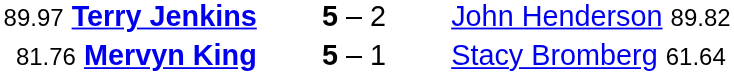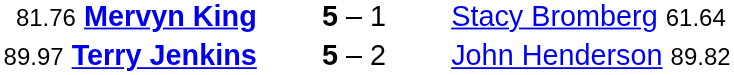rows swapped: (136, 55) <-> (130, 16)
